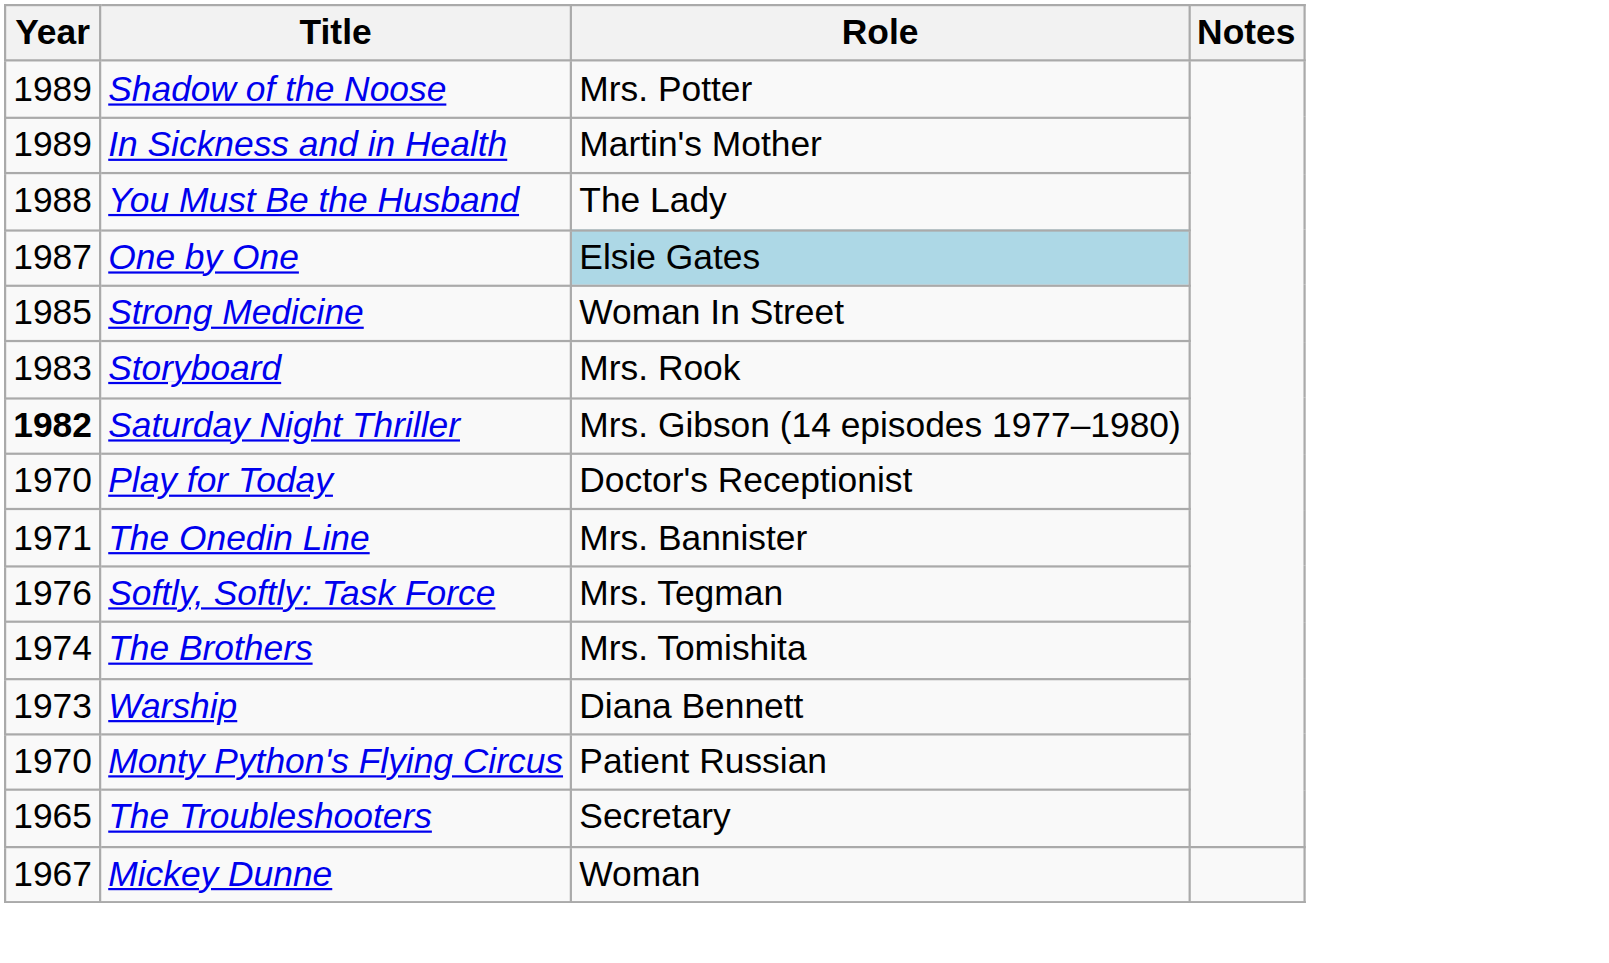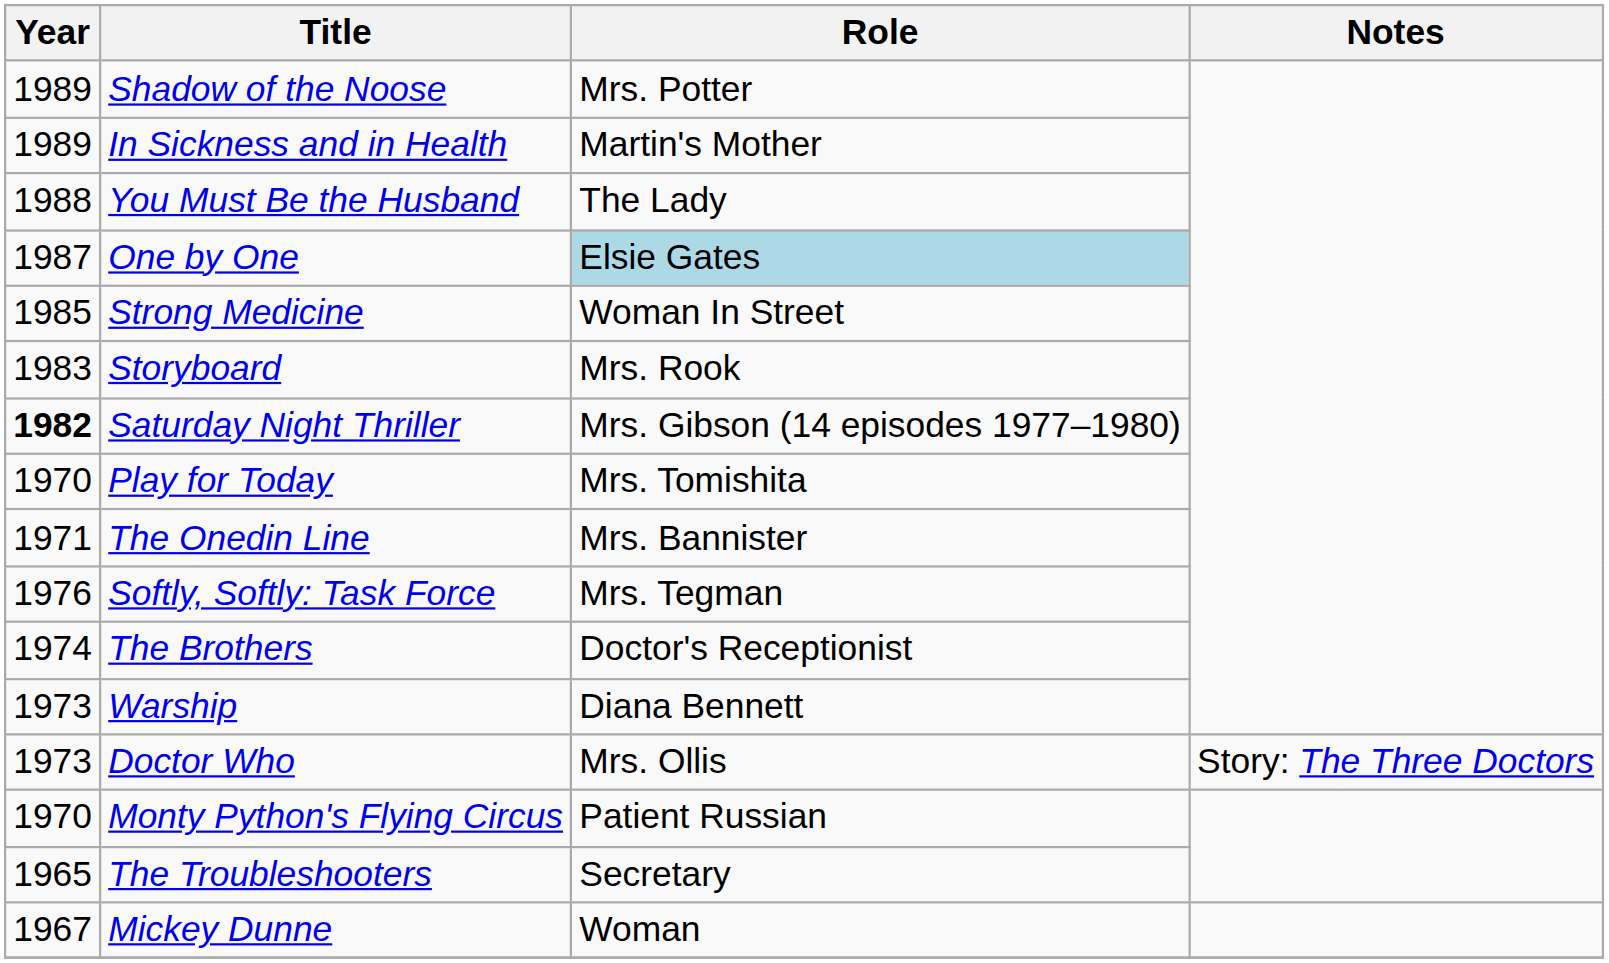(746, 481) Doctor's Receptionist -> (693, 481) Mrs. Tomishita
(693, 649) Mrs. Tomishita -> (746, 649) Doctor's Receptionist
+ row: (202, 761)
